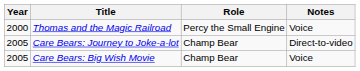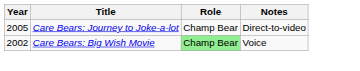- row: (102, 27)
(17, 58) 2005 -> (17, 43) 2002
(211, 58) no background -> (211, 43) lightgreen background
